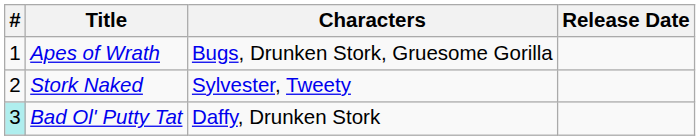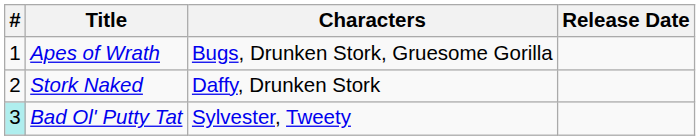(271, 85) Sylvester, Tweety -> (286, 85) Daffy, Drunken Stork
(286, 118) Daffy, Drunken Stork -> (271, 118) Sylvester, Tweety
